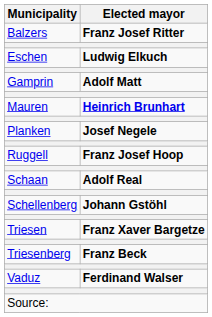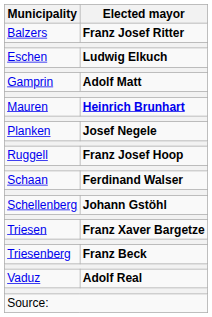(112, 180) Adolf Real -> (133, 180) Ferdinand Walser
(133, 278) Ferdinand Walser -> (112, 278) Adolf Real
